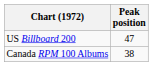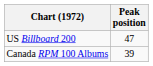(129, 54) 38 -> (129, 54) 39
